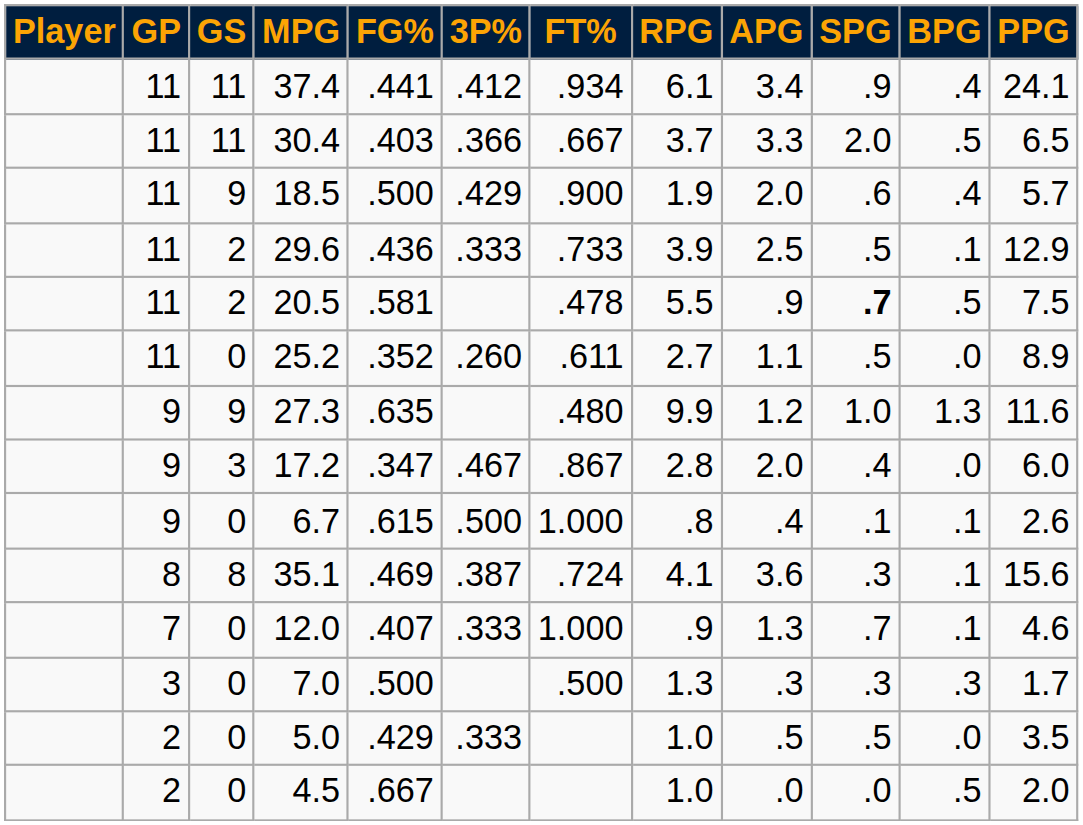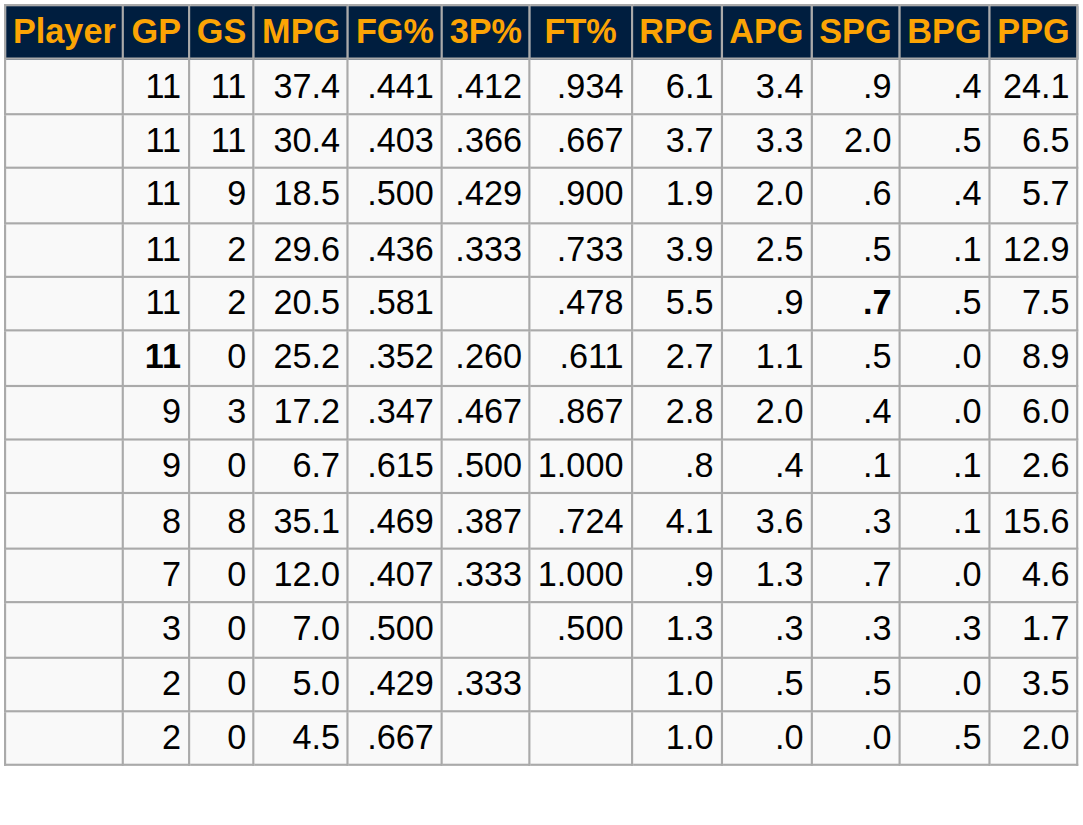(163, 357) normal -> (163, 357) bold
- row: (307, 411)
(967, 628) .1 -> (967, 574) .0
